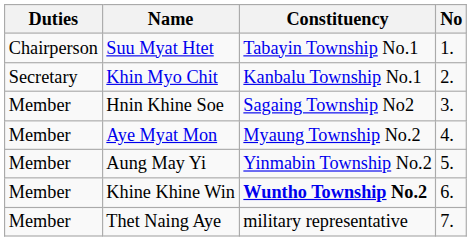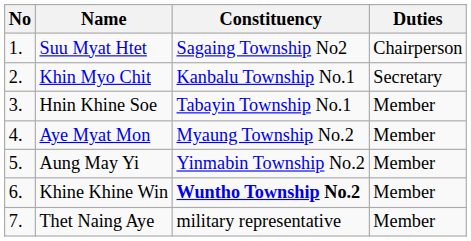columns swapped: (451, 18) <-> (53, 18)
(331, 47) Tabayin Township No.1 -> (262, 47) Sagaing Township No2
(329, 105) Sagaing Township No2 -> (264, 105) Tabayin Township No.1
